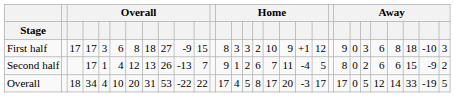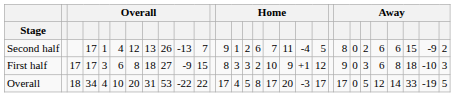rows swapped: (27, 48) <-> (33, 65)
